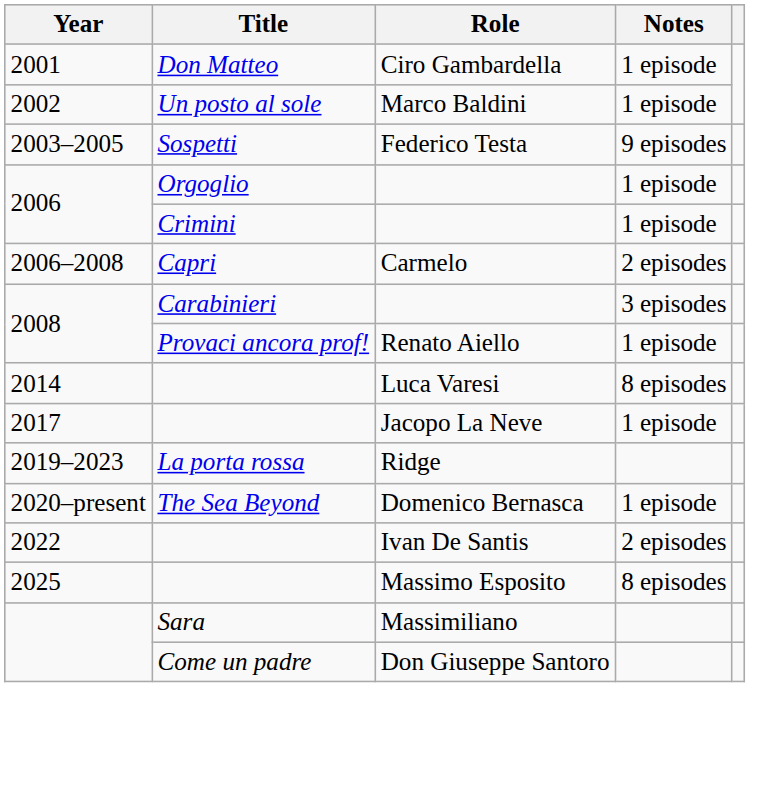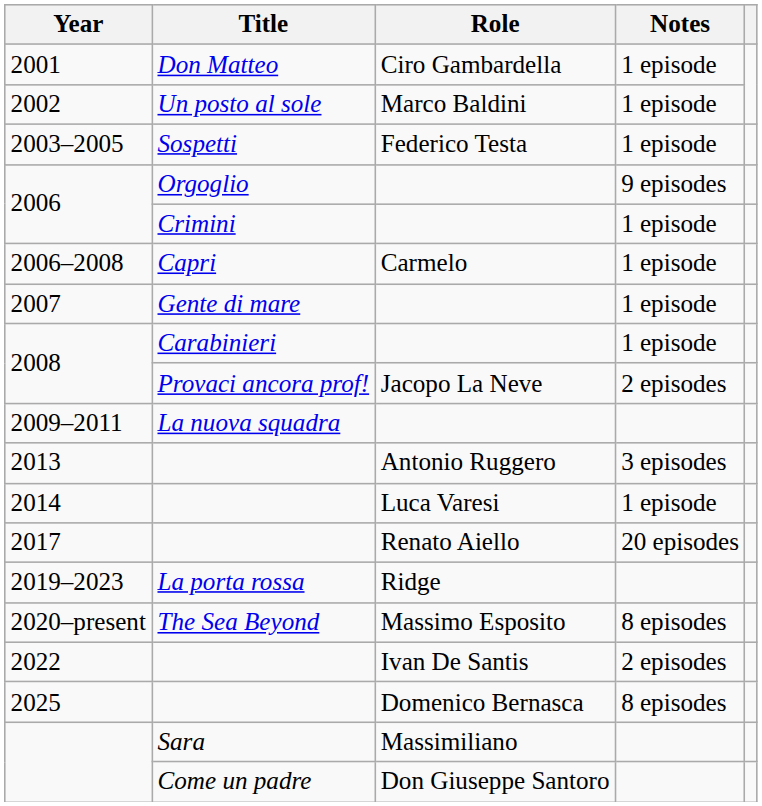(674, 143) 9 episodes -> (669, 143) 1 episode
(669, 183) 1 episode -> (674, 183) 9 episodes
(674, 263) 2 episodes -> (669, 263) 1 episode
+ row: (36, 303)
(674, 303) 3 episodes -> (669, 343) 1 episode
(450, 343) Renato Aiello -> (462, 382) Jacopo La Neve
(669, 343) 1 episode -> (674, 382) 2 episodes
+ row: (67, 422)
+ row: (36, 462)
(674, 382) 8 episodes -> (669, 502) 1 episode
(462, 422) Jacopo La Neve -> (450, 542) Renato Aiello
(669, 422) 1 episode -> (680, 542) 20 episodes
(482, 502) Domenico Bernasca -> (473, 622) Massimo Esposito
(669, 502) 1 episode -> (674, 622) 8 episodes
(473, 582) Massimo Esposito -> (482, 701) Domenico Bernasca
